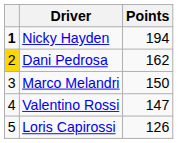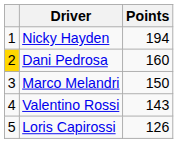(12, 38) bold -> (12, 38) normal
(157, 61) 162 -> (157, 61) 160
(157, 105) 147 -> (157, 105) 143
